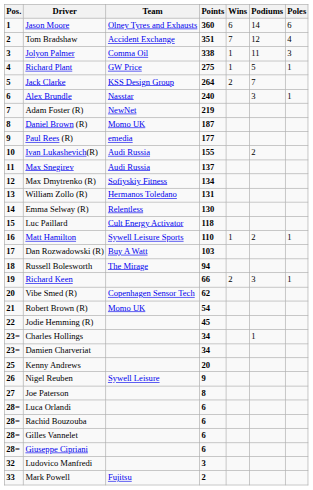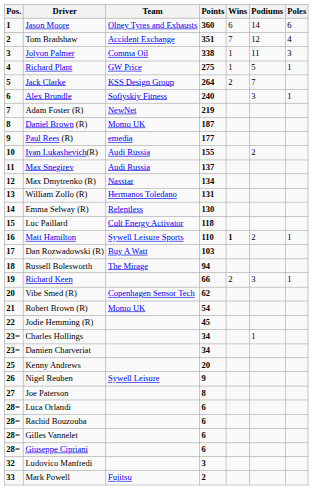(121, 95) Nasstar -> (138, 95) Sofiyskiy Fitness
(138, 180) Sofiyskiy Fitness -> (121, 180) Nasstar
(230, 237) normal -> (230, 237) bold
